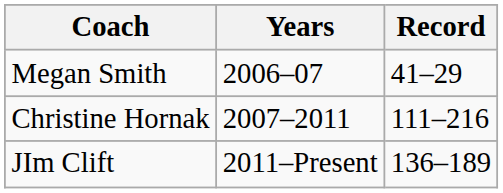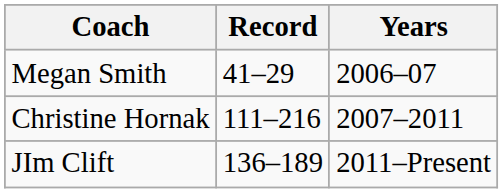columns swapped: (300, 27) <-> (441, 27)
